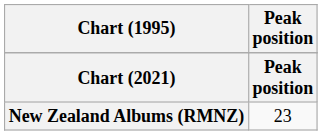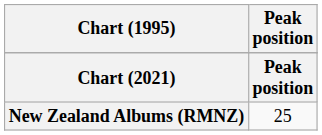(283, 115) 23 -> (283, 115) 25
